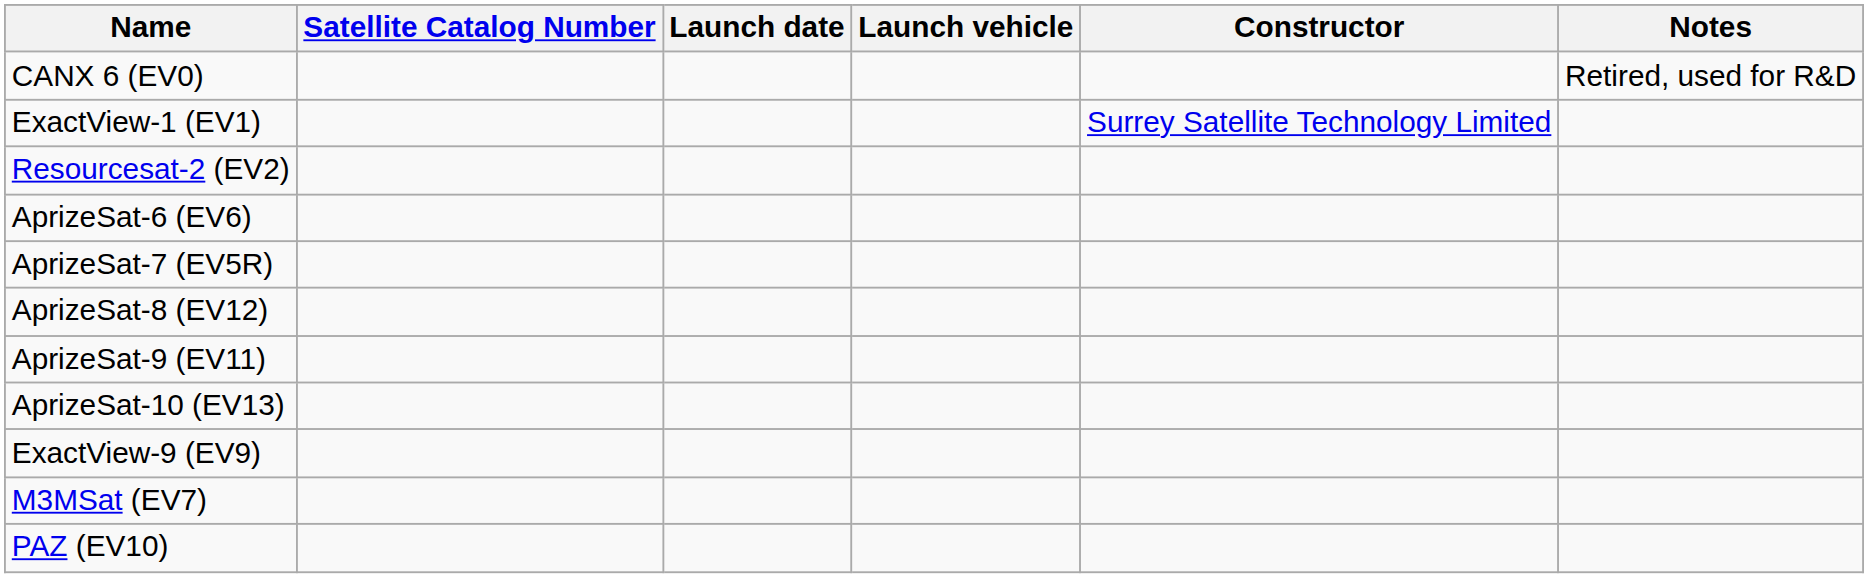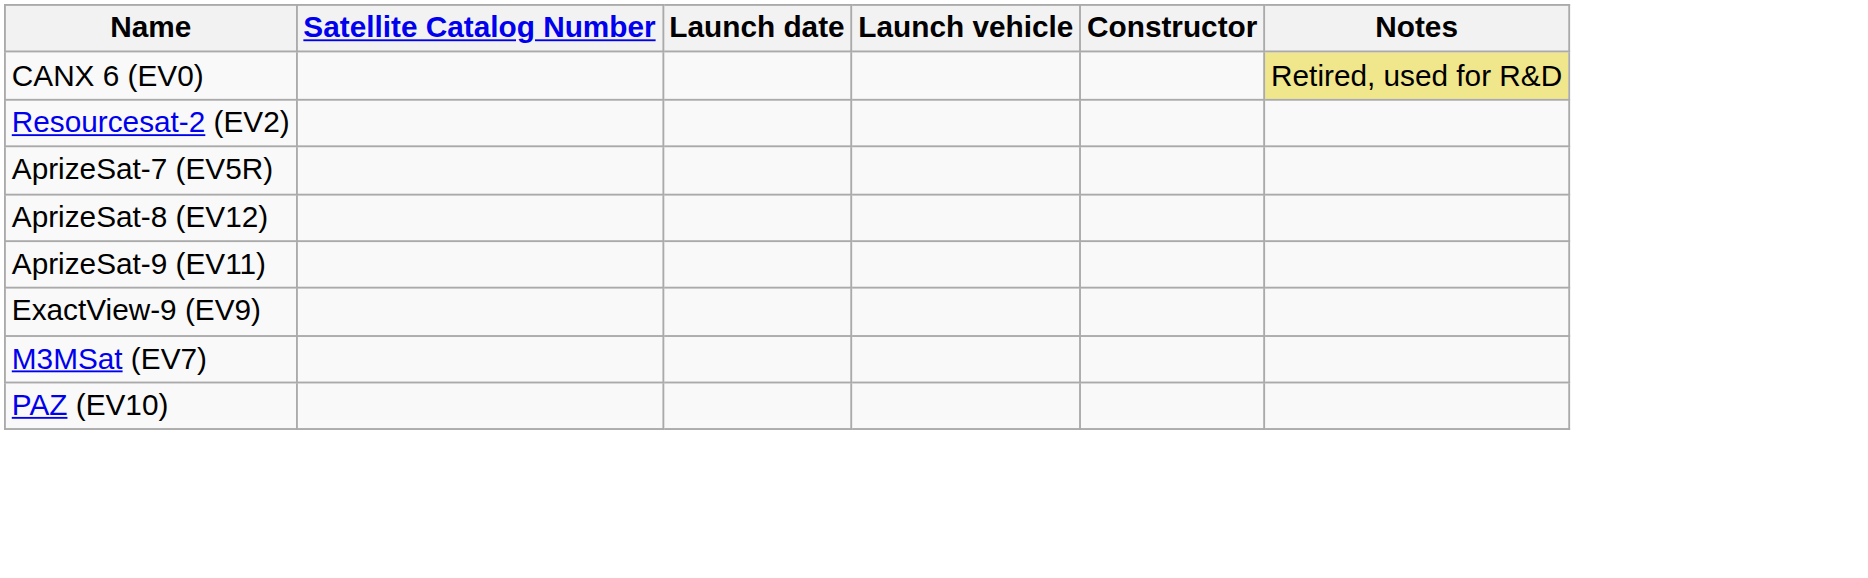(1711, 75) no background -> (1417, 75) khaki background
- row: (136, 122)
- row: (132, 216)
- row: (148, 405)
